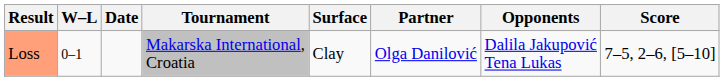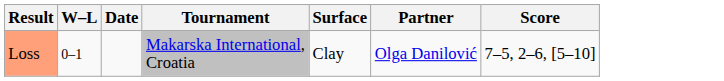- column: (541, 17)
